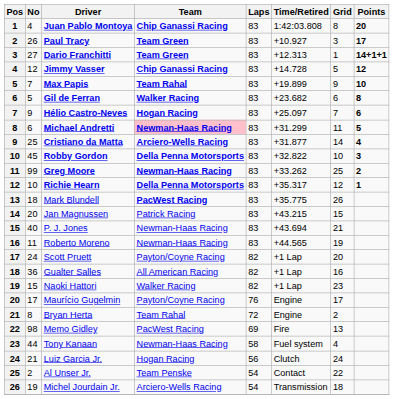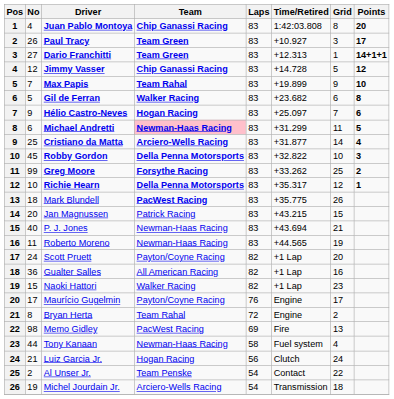(184, 171) Newman-Haas Racing -> (172, 171) Forsythe Racing
